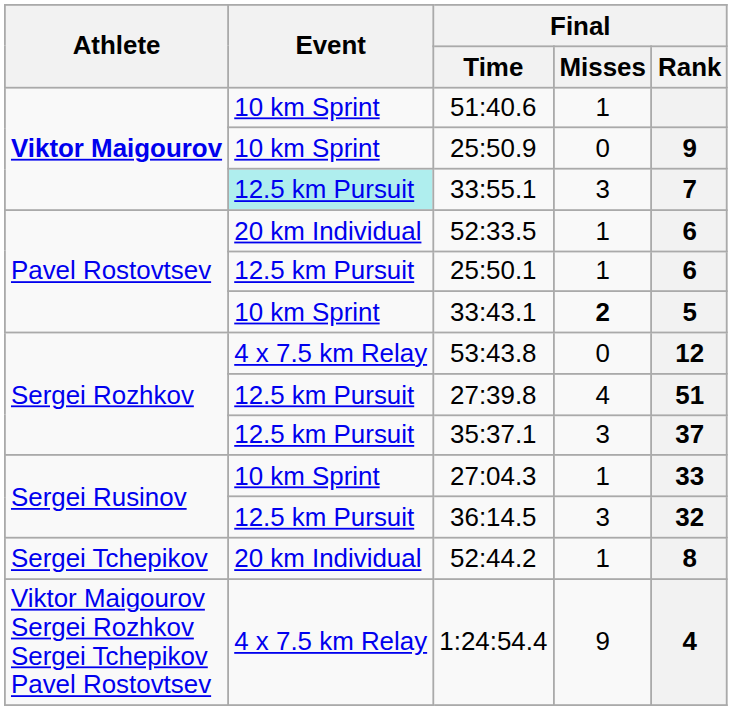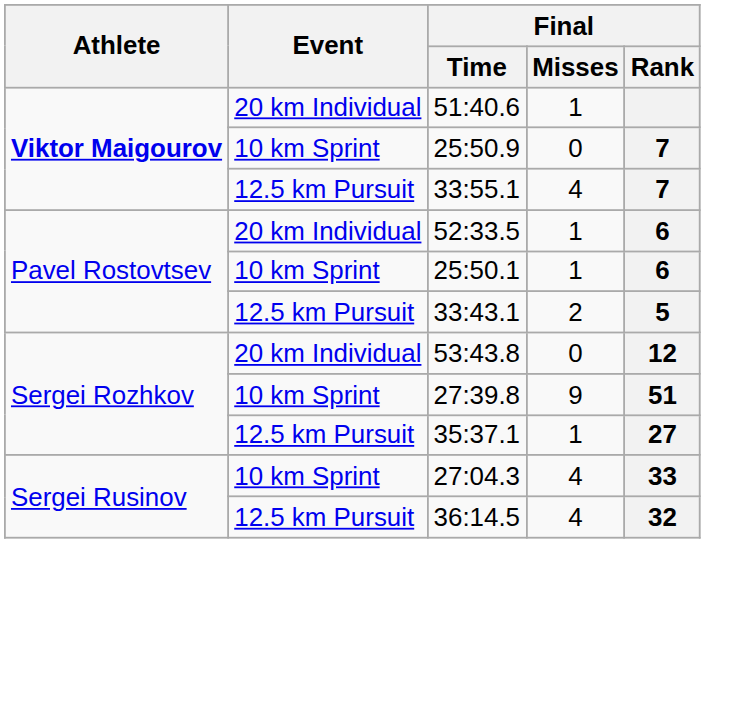(307, 108) 10 km Sprint -> (328, 108) 20 km Individual
(690, 149) 9 -> (662, 149) 7
(324, 190) paleturquoise background -> (324, 190) no background
(603, 190) 3 -> (575, 190) 4
(324, 271) 12.5 km Pursuit -> (307, 271) 10 km Sprint
(307, 312) 10 km Sprint -> (324, 312) 12.5 km Pursuit
(603, 312) bold -> (575, 312) normal
(331, 353) 4 x 7.5 km Relay -> (328, 353) 20 km Individual
(324, 394) 12.5 km Pursuit -> (307, 394) 10 km Sprint
(603, 394) 4 -> (575, 394) 9
(603, 435) 3 -> (575, 435) 1
(690, 435) 37 -> (662, 435) 27
(603, 476) 1 -> (575, 476) 4
(603, 517) 3 -> (575, 517) 4
- row: (493, 558)
- row: (493, 642)
